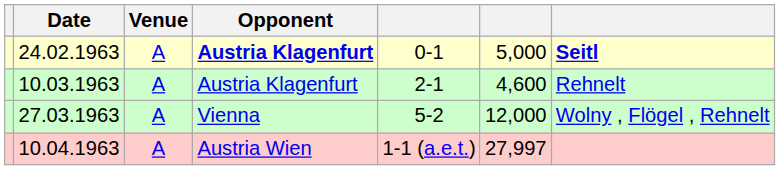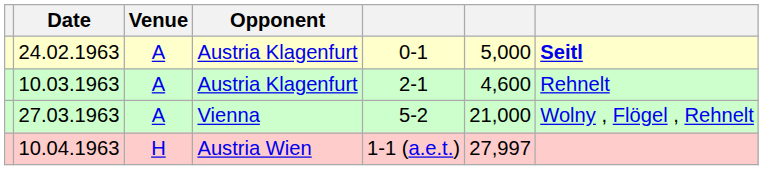(285, 52) bold -> (278, 52) normal
(516, 116) 12,000 -> (500, 116) 21,000
(158, 148) A -> (158, 148) H
